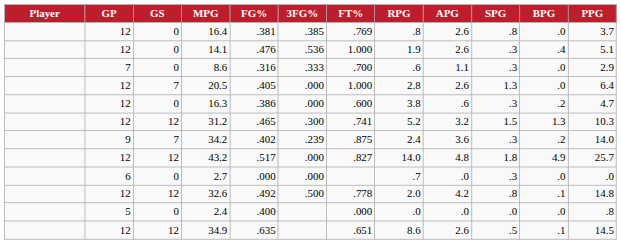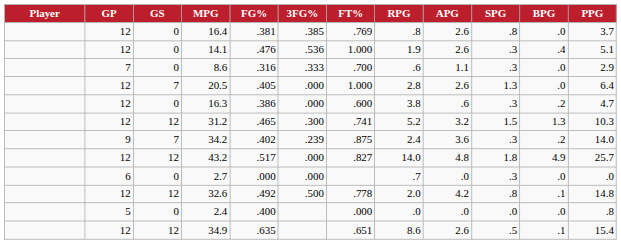(604, 230) 14.5 -> (604, 230) 15.4
